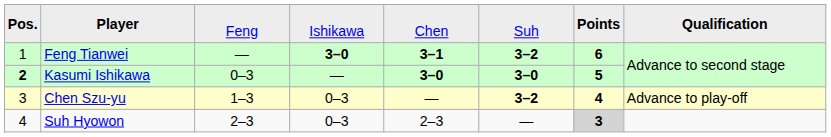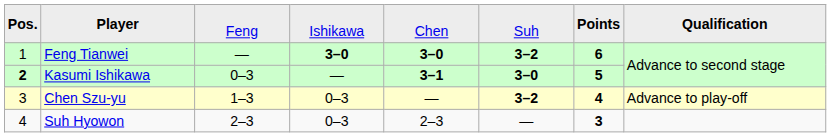(432, 54) 3–1 -> (432, 54) 3–0
(432, 76) 3–0 -> (432, 76) 3–1
(599, 121) lightgrey background -> (599, 121) no background
